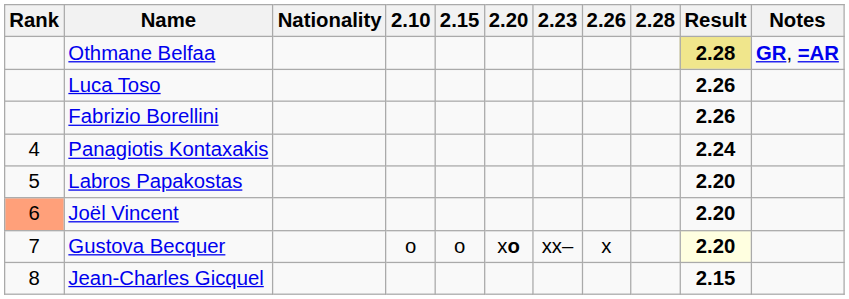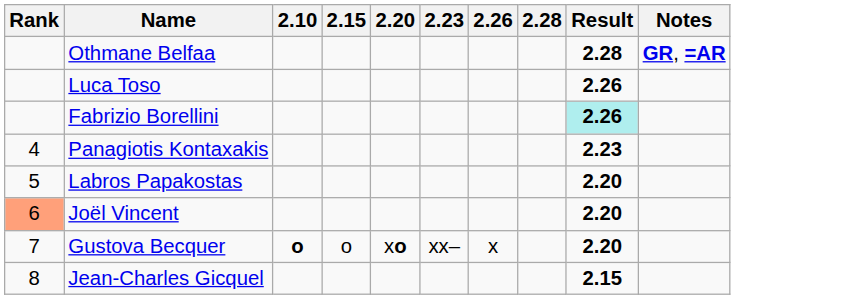- column: (330, 20)
(715, 52) khaki background -> (602, 52) no background
(715, 117) no background -> (602, 117) paleturquoise background
(715, 149) 2.24 -> (602, 149) 2.23
(411, 246) normal -> (297, 246) bold
(715, 246) lightyellow background -> (602, 246) no background
